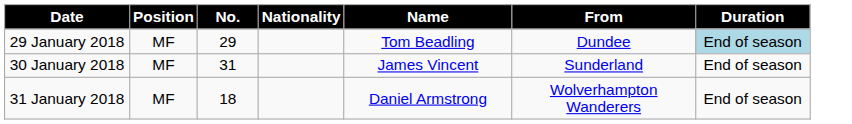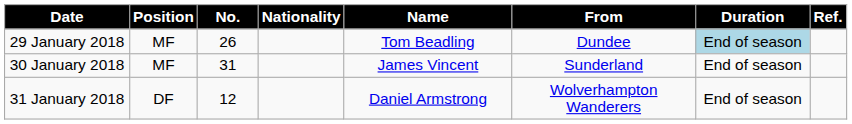+ column: (828, 17)
(228, 41) 29 -> (228, 41) 26
(163, 99) MF -> (163, 99) DF
(228, 99) 18 -> (228, 99) 12
